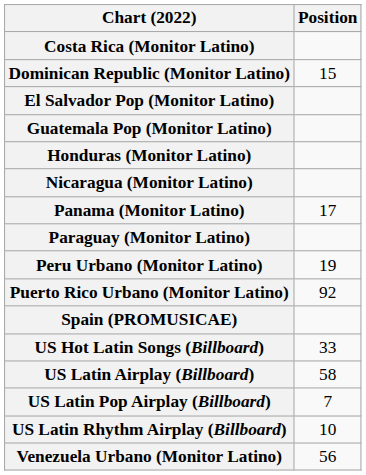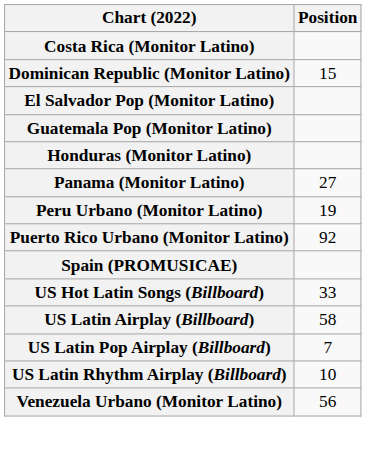- row: (149, 182)
(328, 210) 17 -> (328, 182) 27
- row: (149, 237)
